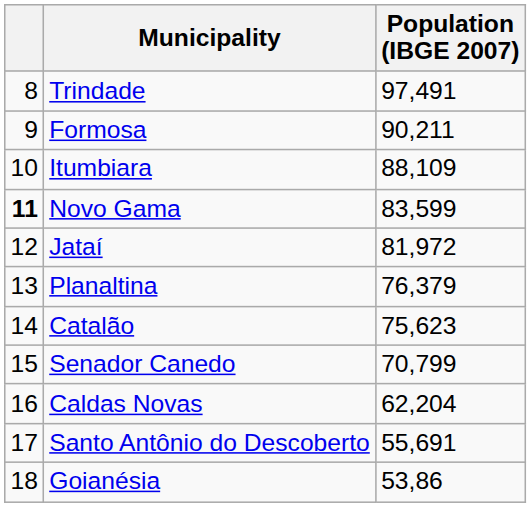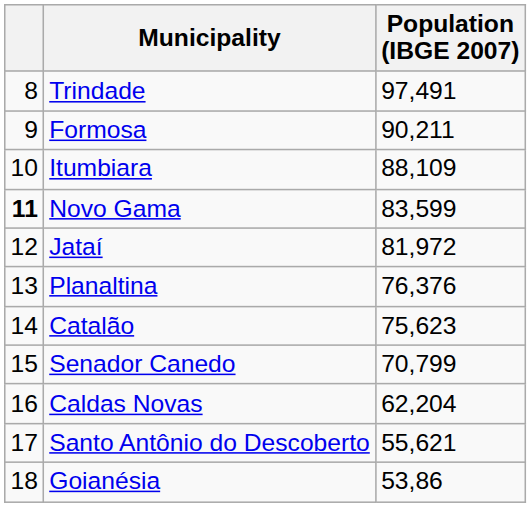(419, 286) 76,379 -> (419, 286) 76,376
(419, 442) 55,691 -> (419, 442) 55,621
